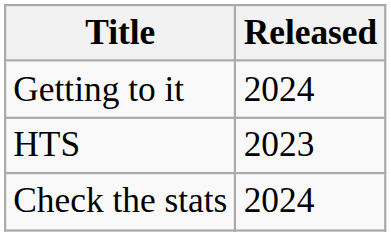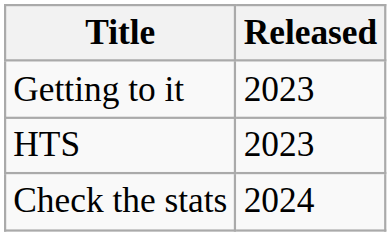(279, 88) 2024 -> (279, 88) 2023
